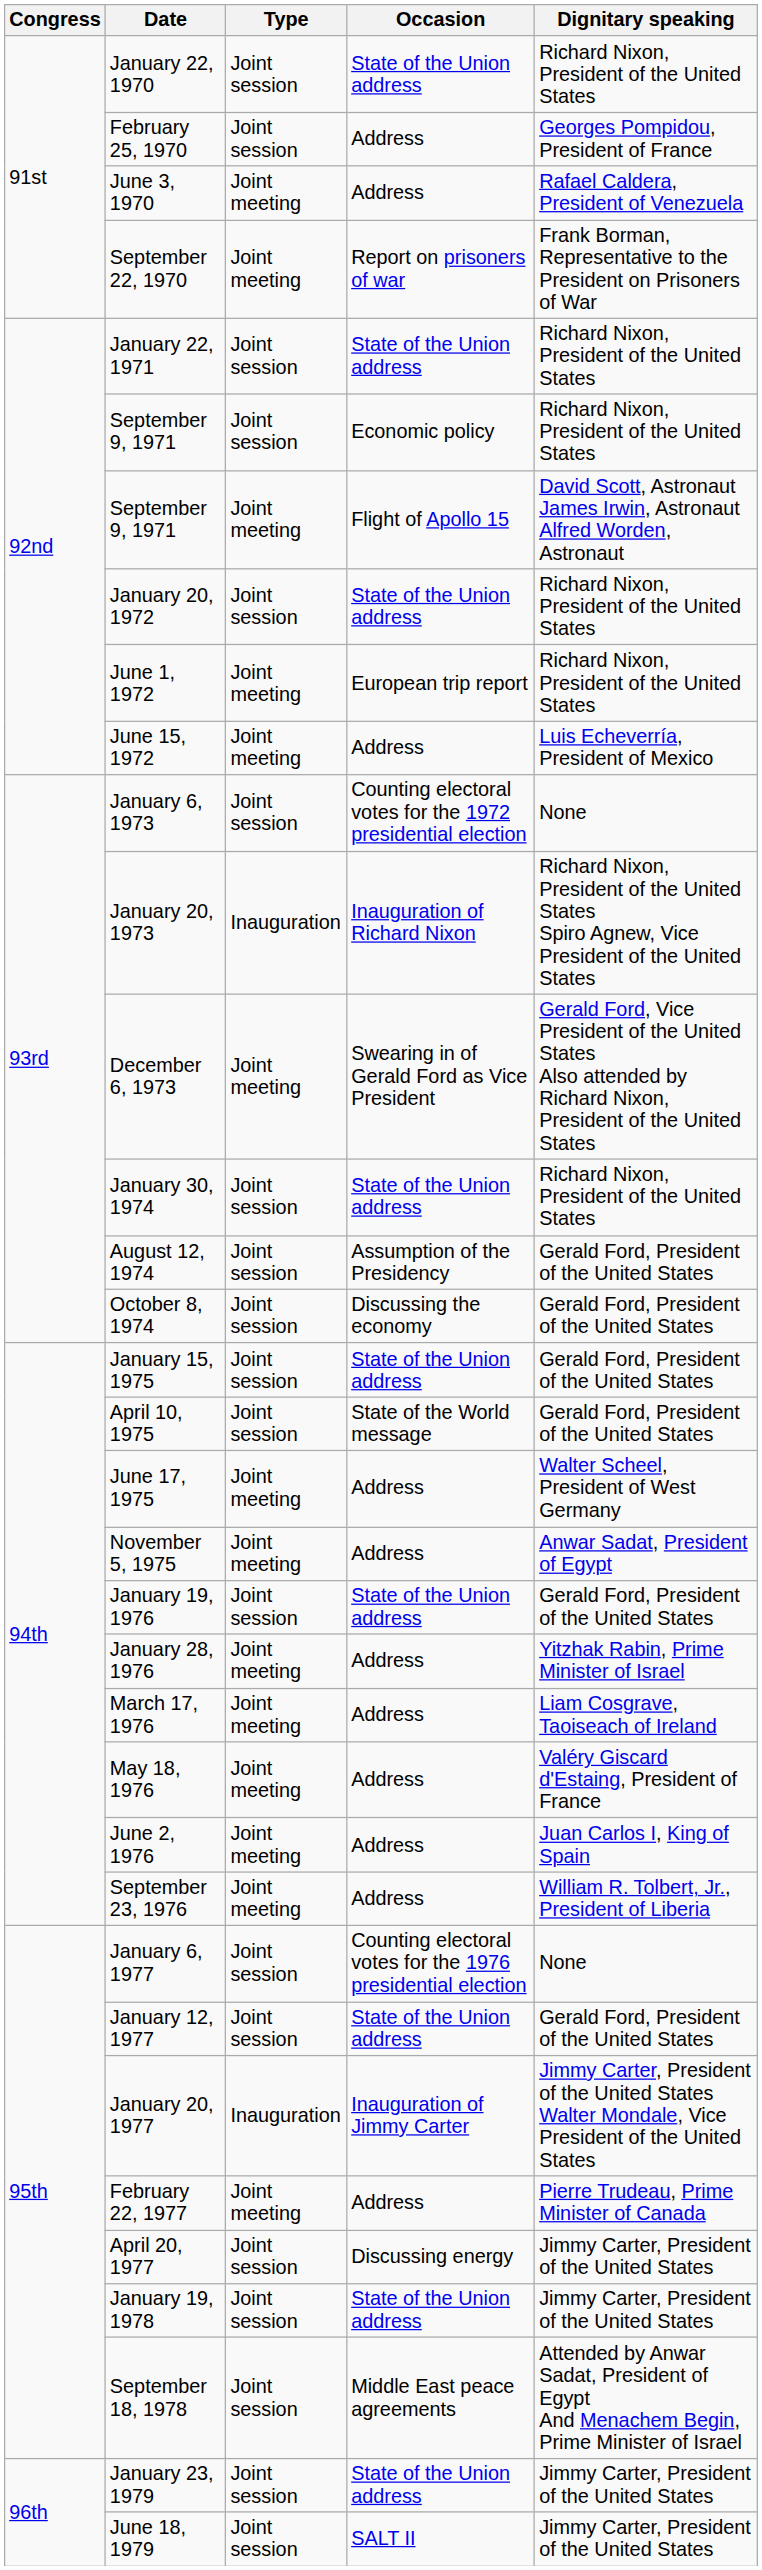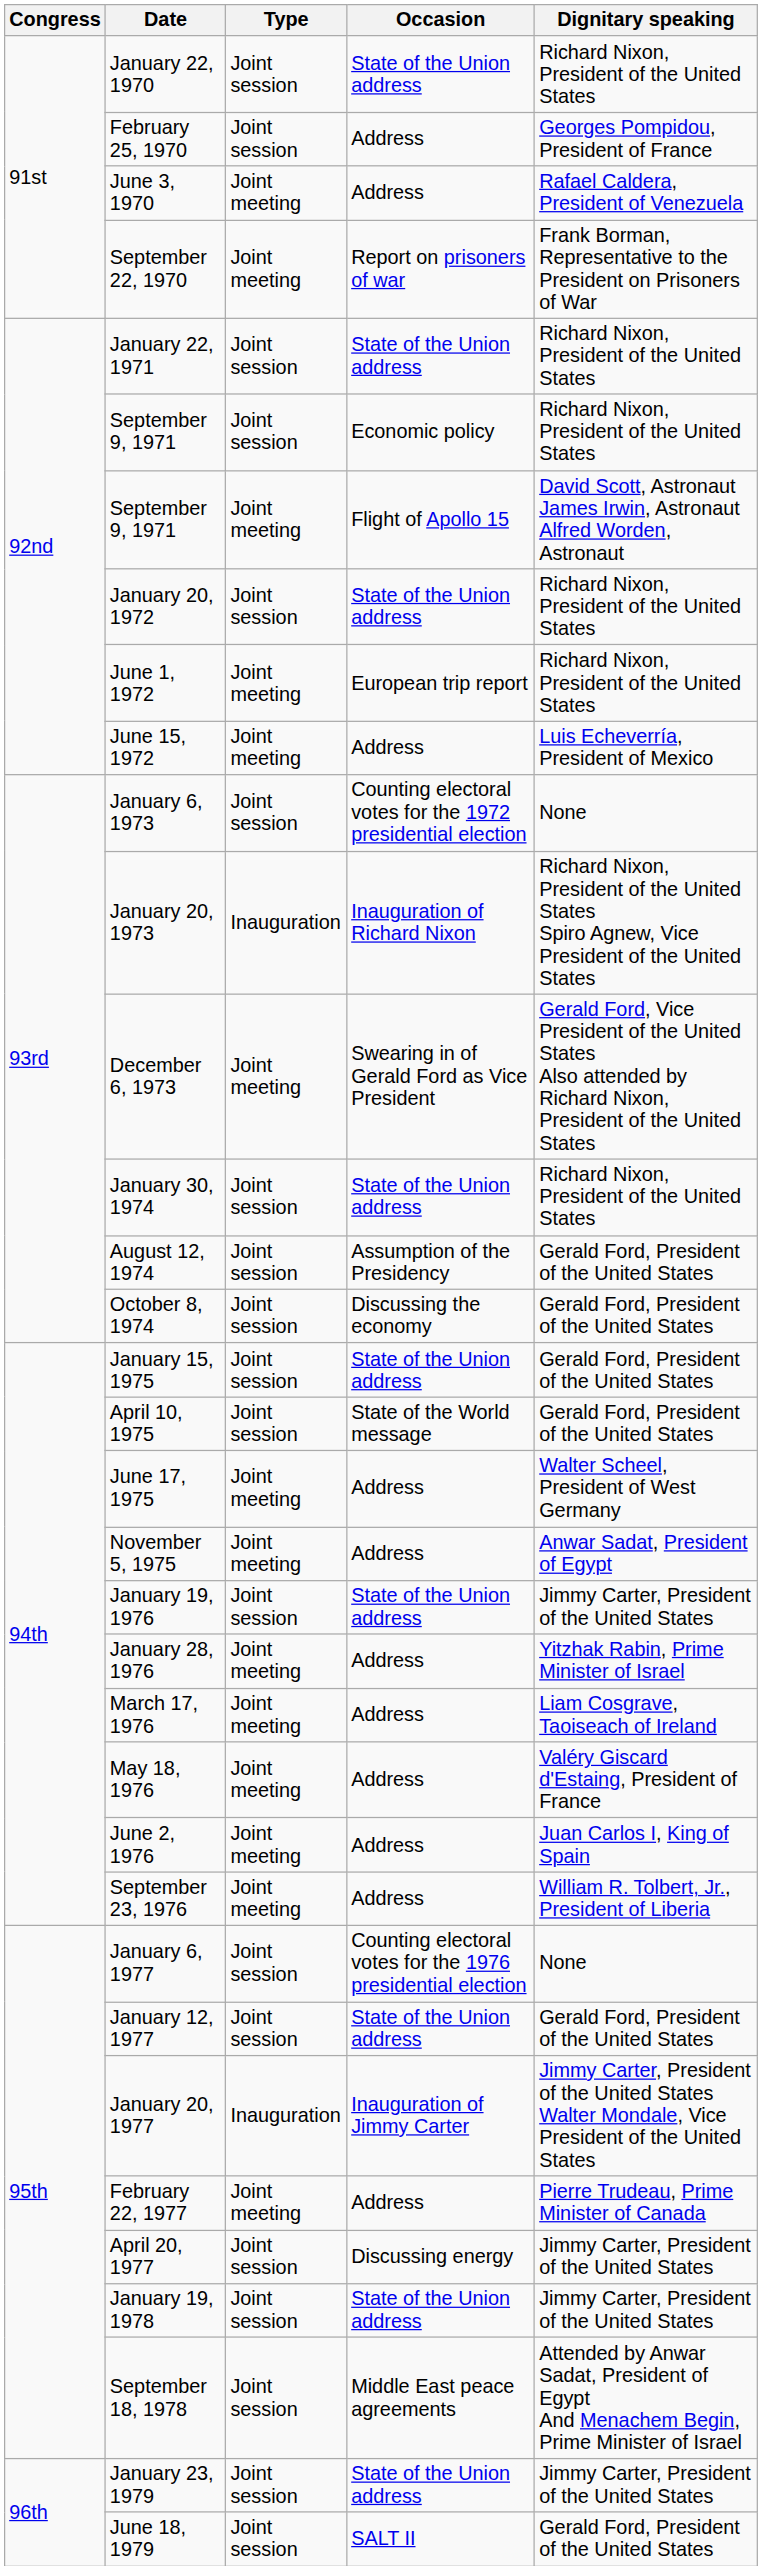(640, 1607) Gerald Ford, President of the United States -> (645, 1607) Jimmy Carter, President of the United States
(645, 2538) Jimmy Carter, President of the United States -> (640, 2538) Gerald Ford, President of the United States
